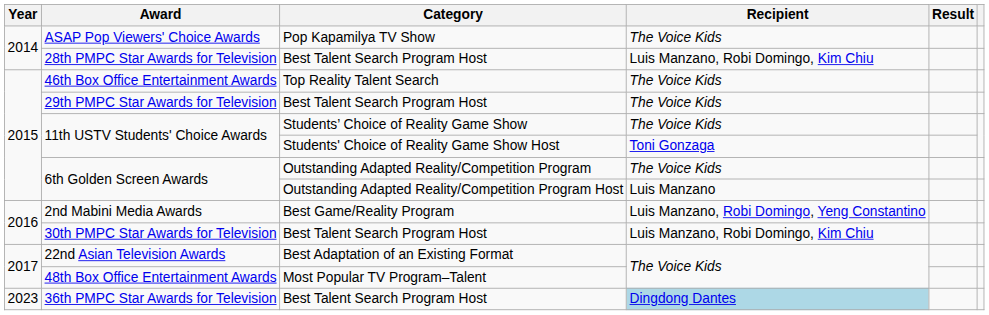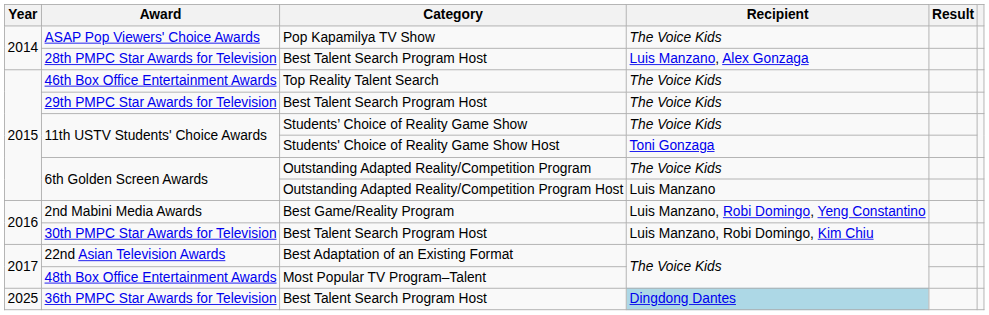(752, 59) Luis Manzano, Robi Domingo, Kim Chiu -> (719, 59) Luis Manzano, Alex Gonzaga
(23, 299) 2023 -> (23, 299) 2025
